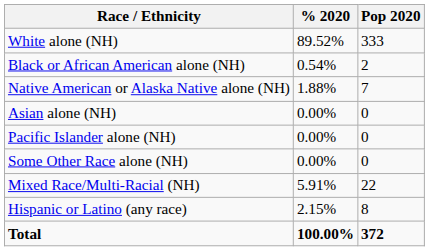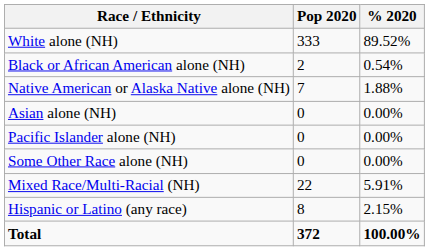columns swapped: (391, 16) <-> (325, 16)
